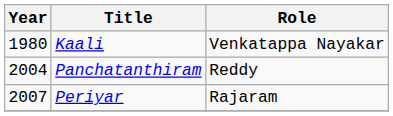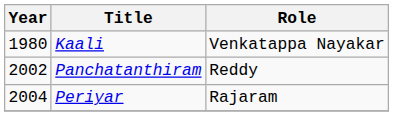(28, 71) 2004 -> (28, 71) 2002
(28, 97) 2007 -> (28, 97) 2004
